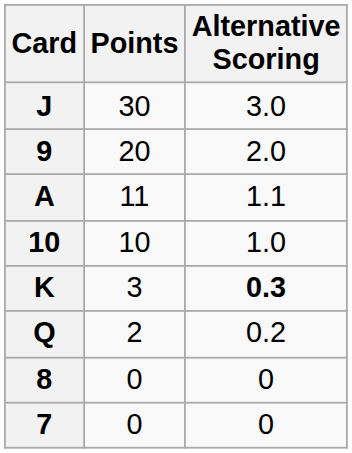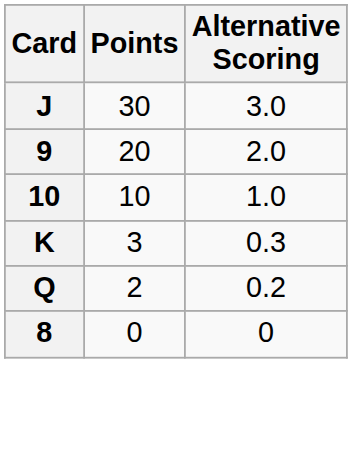- row: (44, 196)
(266, 288) bold -> (266, 242) normal
- row: (44, 425)
